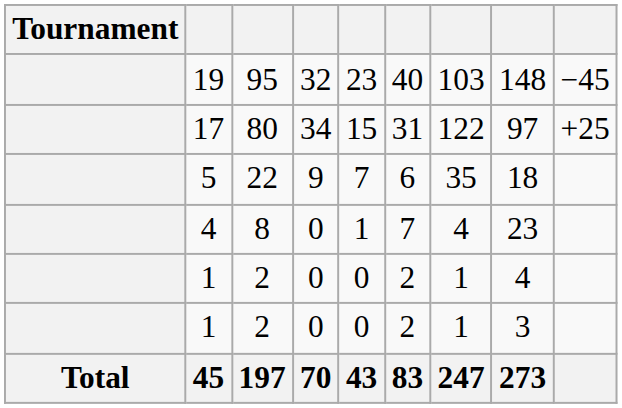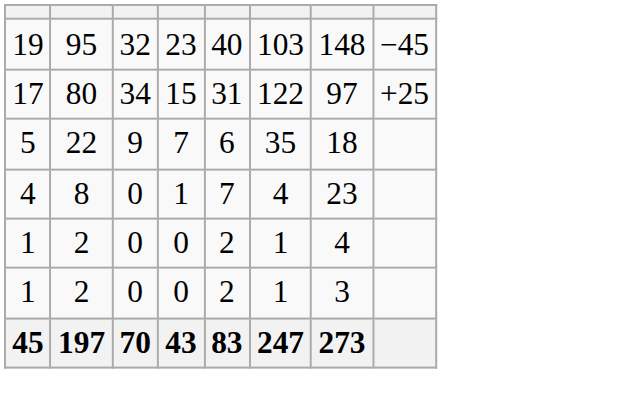- column: (95, 29)
